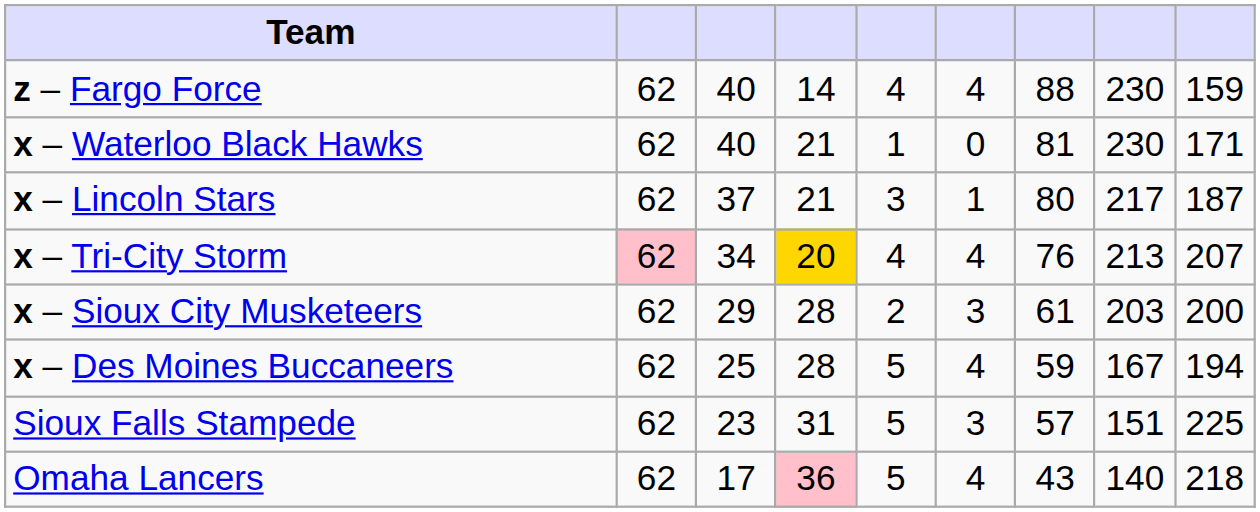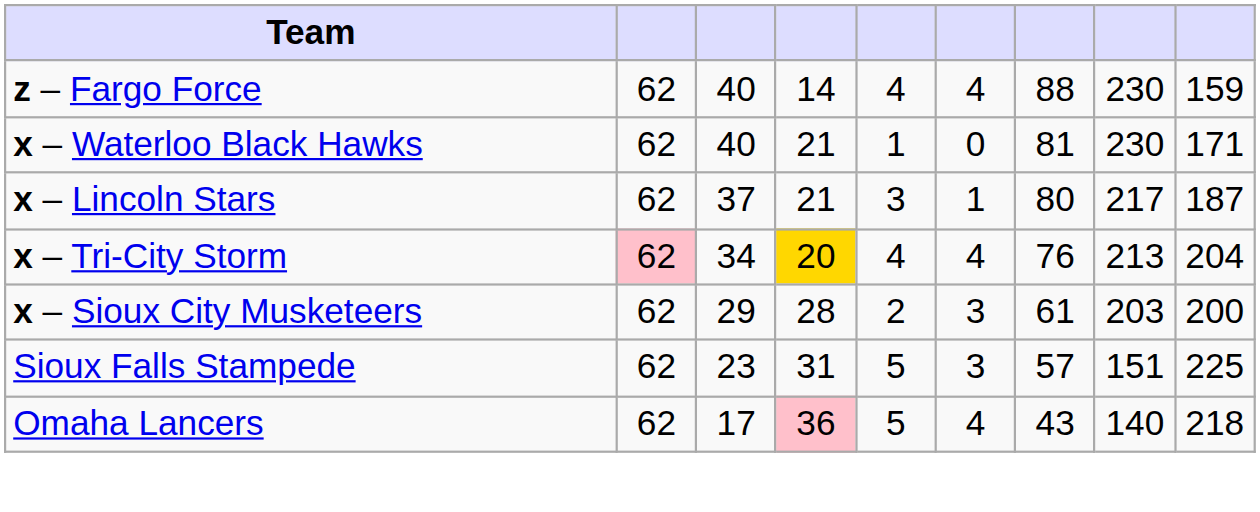(1215, 255) 207 -> (1215, 255) 204
- row: (233, 367)
